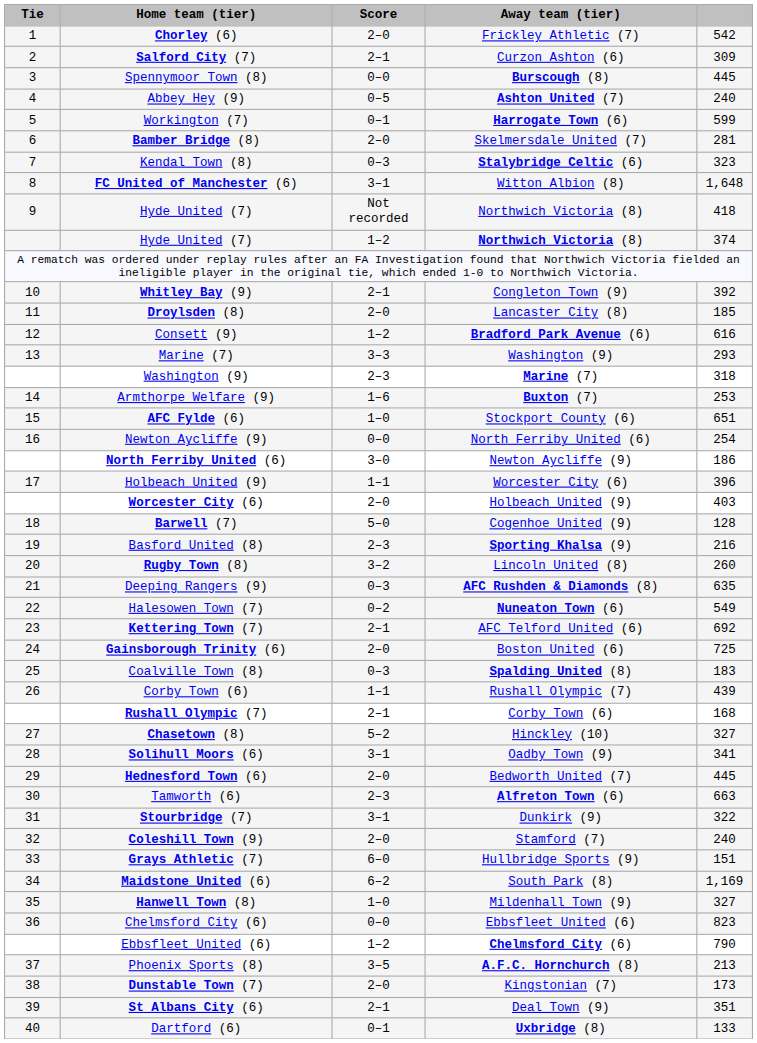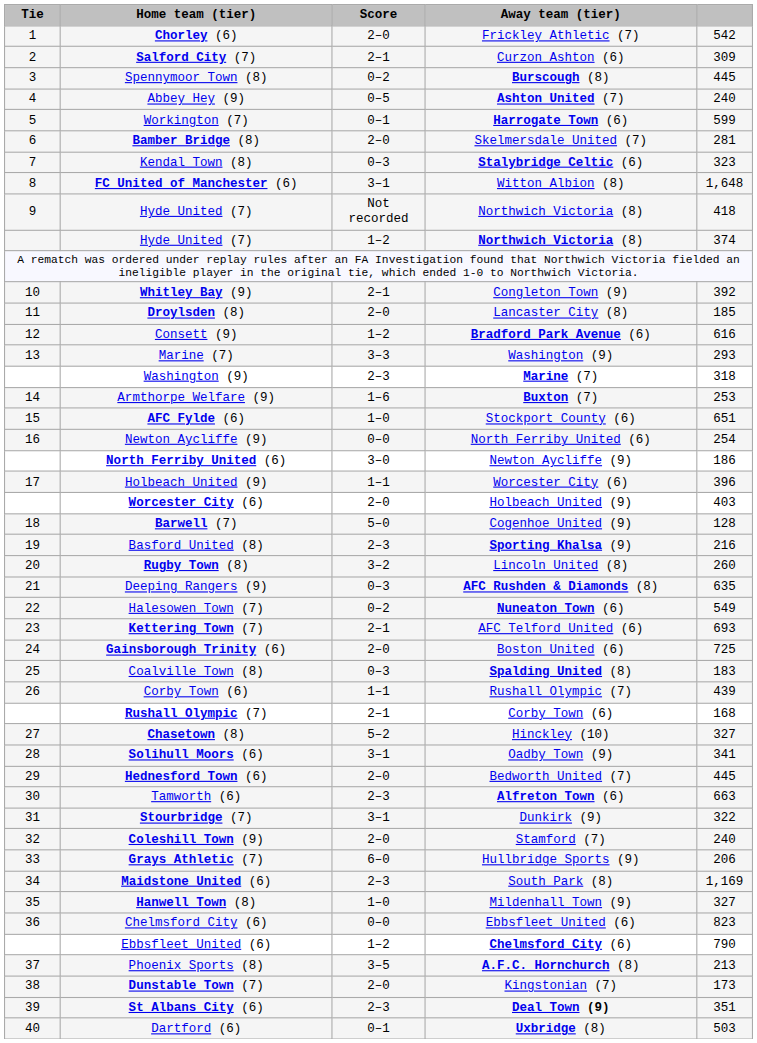(378, 78) 0–0 -> (378, 78) 0–2
(724, 629) 692 -> (724, 629) 693
(724, 860) 151 -> (724, 860) 206
(378, 881) 6–2 -> (378, 881) 2–3
(378, 1007) 2–1 -> (378, 1007) 2–3
(561, 1007) normal -> (561, 1007) bold
(724, 1028) 133 -> (724, 1028) 503
